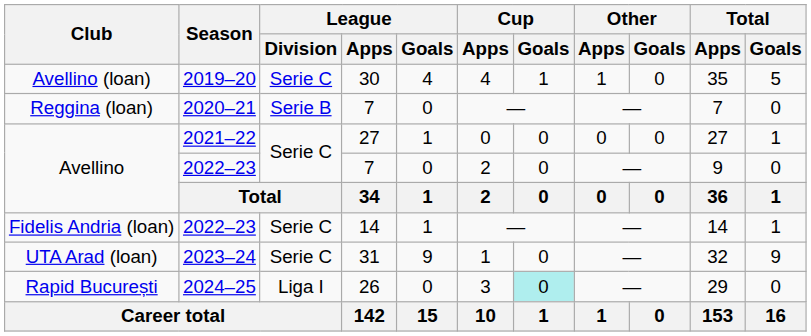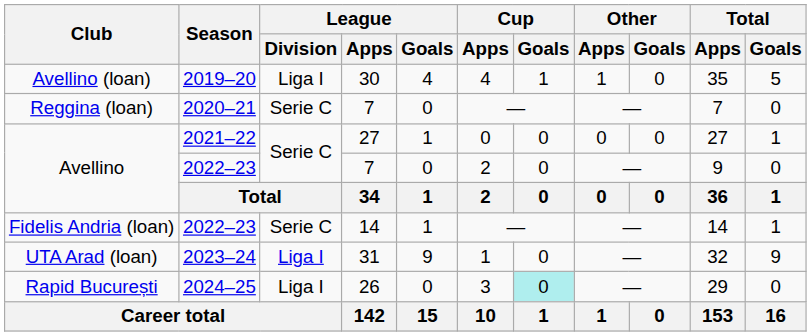(301, 78) Serie C -> (301, 78) Liga I
(301, 108) Serie B -> (301, 108) Serie C
(301, 256) Serie C -> (301, 256) Liga I
